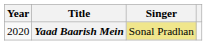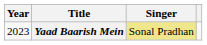(18, 31) 2020 -> (18, 31) 2023
